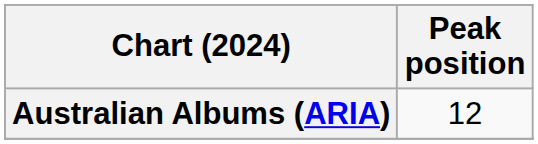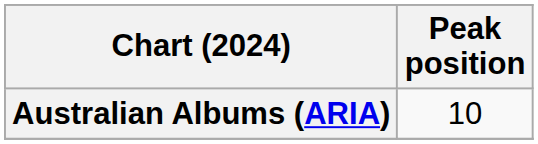(465, 113) 12 -> (465, 113) 10
